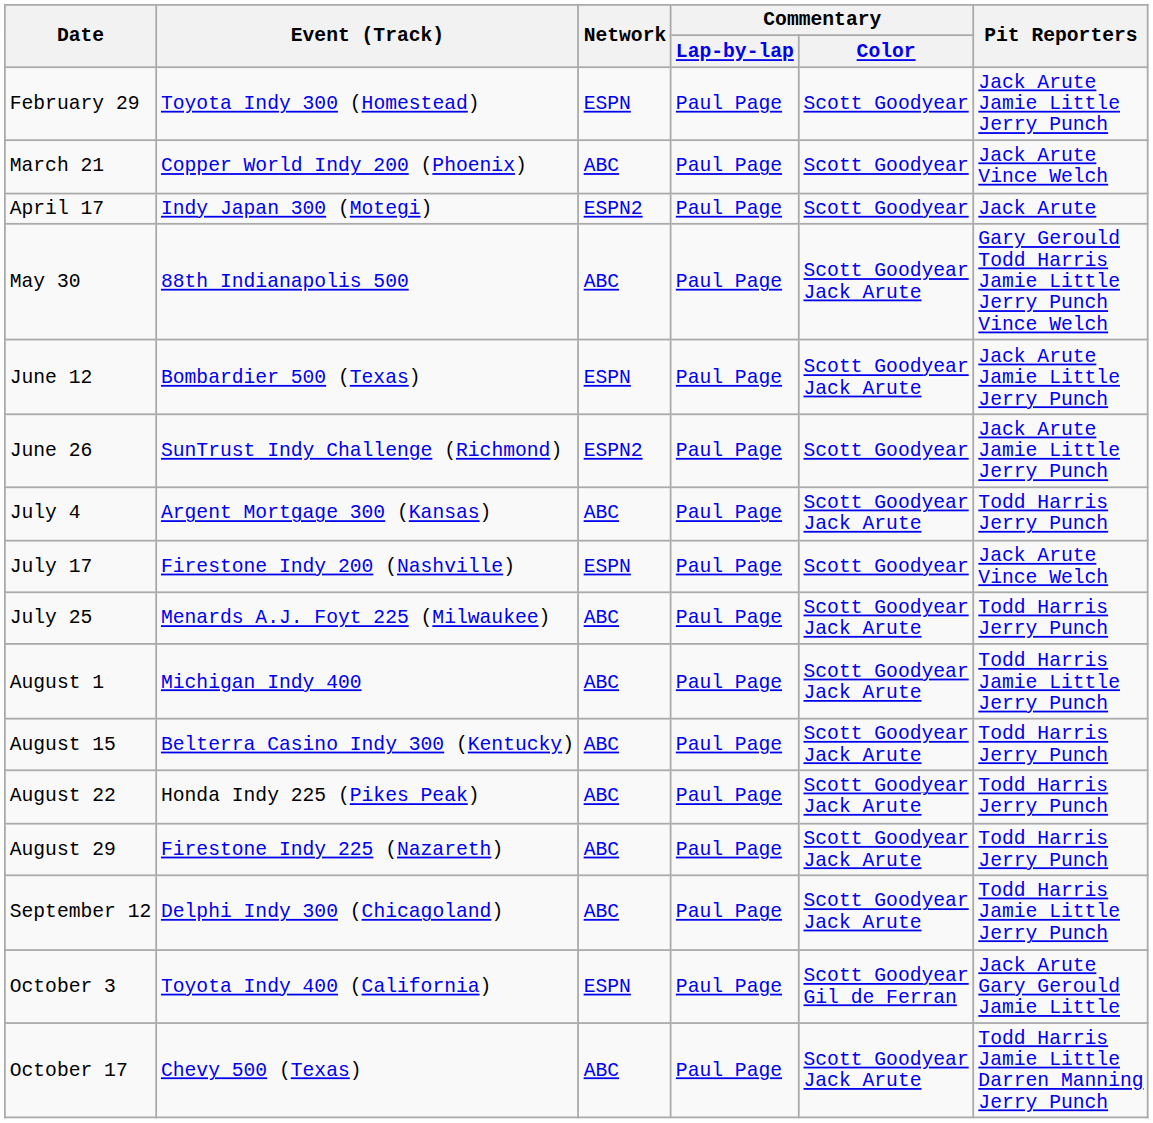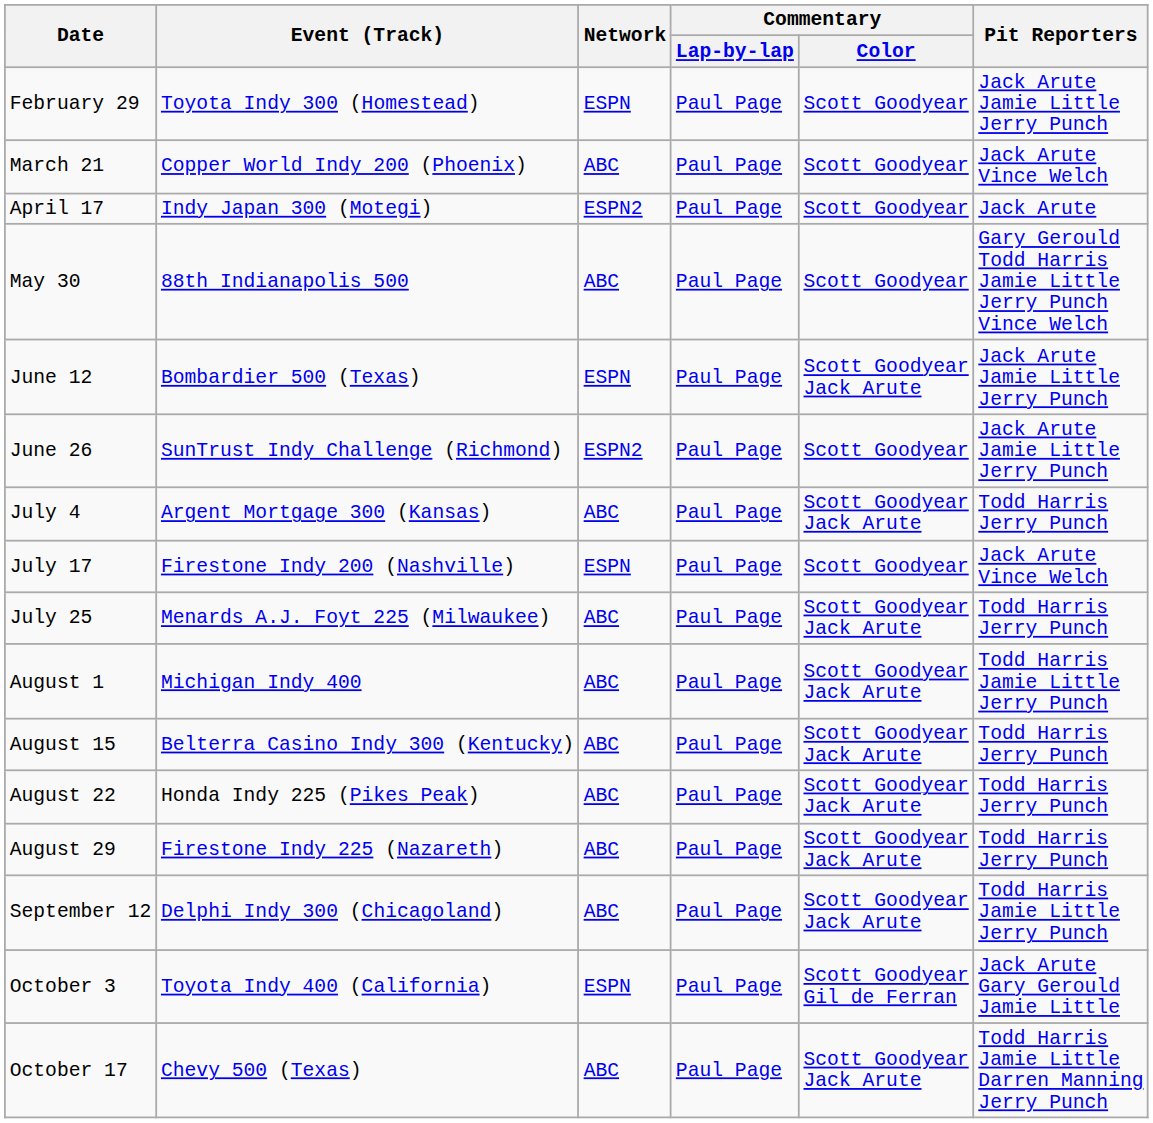(886, 282) Scott Goodyear Jack Arute -> (886, 282) Scott Goodyear
